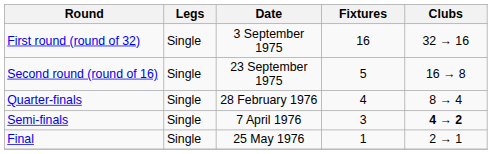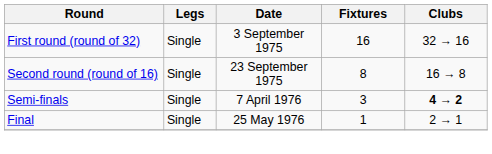(363, 74) 5 -> (363, 74) 8
- row: (45, 100)
